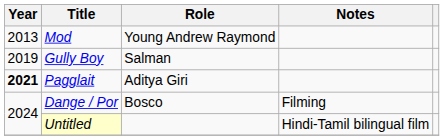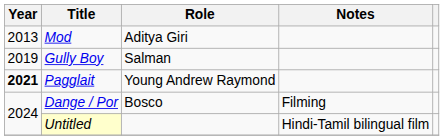(200, 37) Young Andrew Raymond -> (156, 37) Aditya Giri
(156, 80) Aditya Giri -> (200, 80) Young Andrew Raymond
